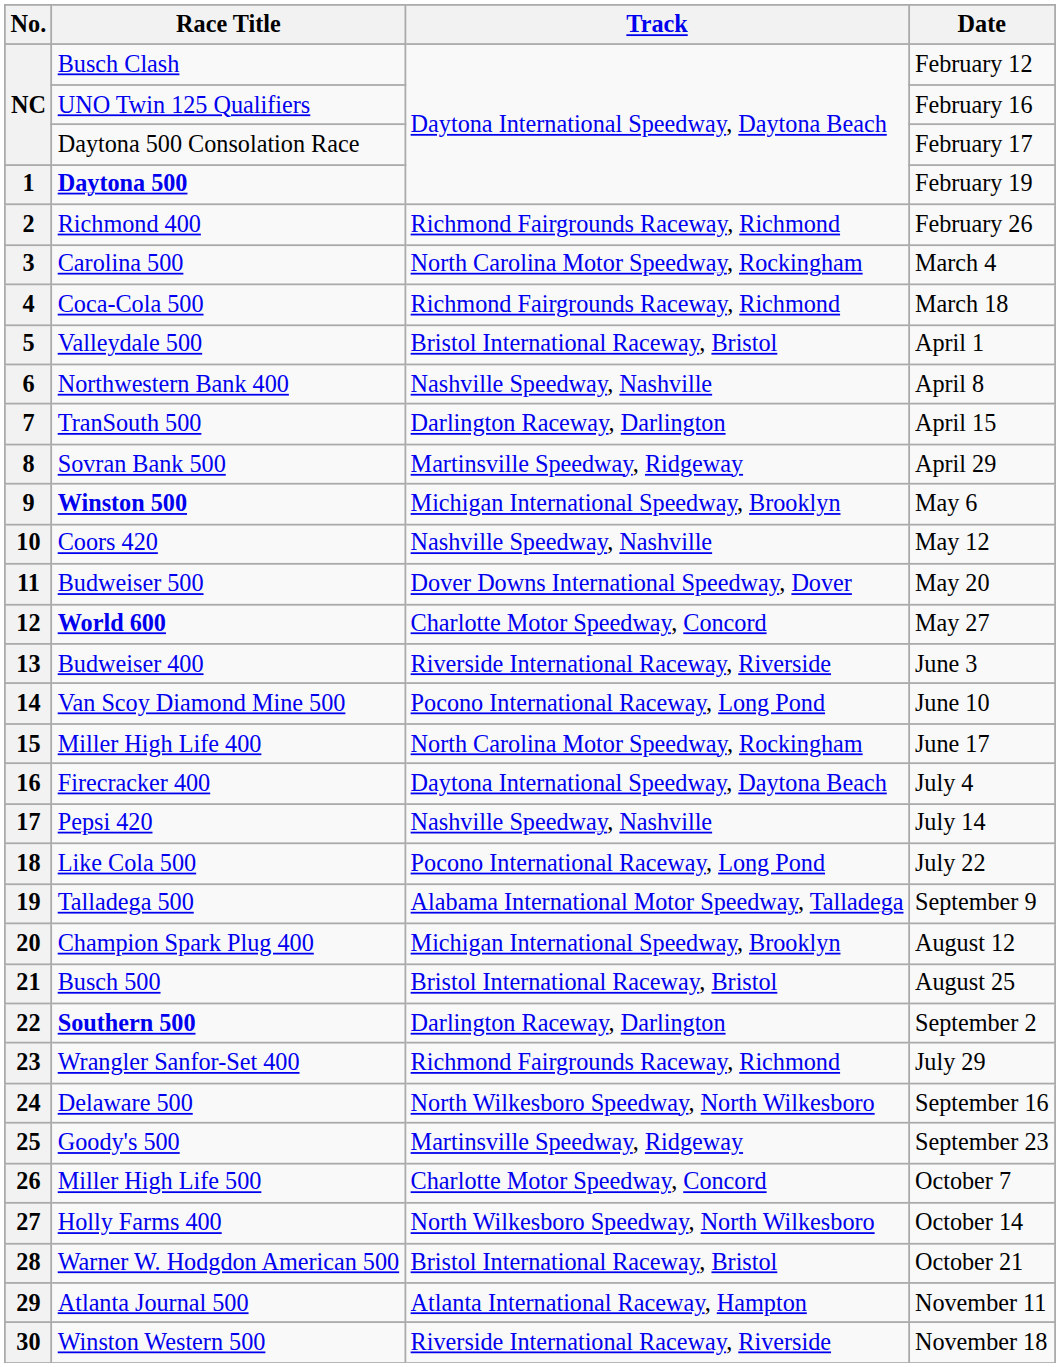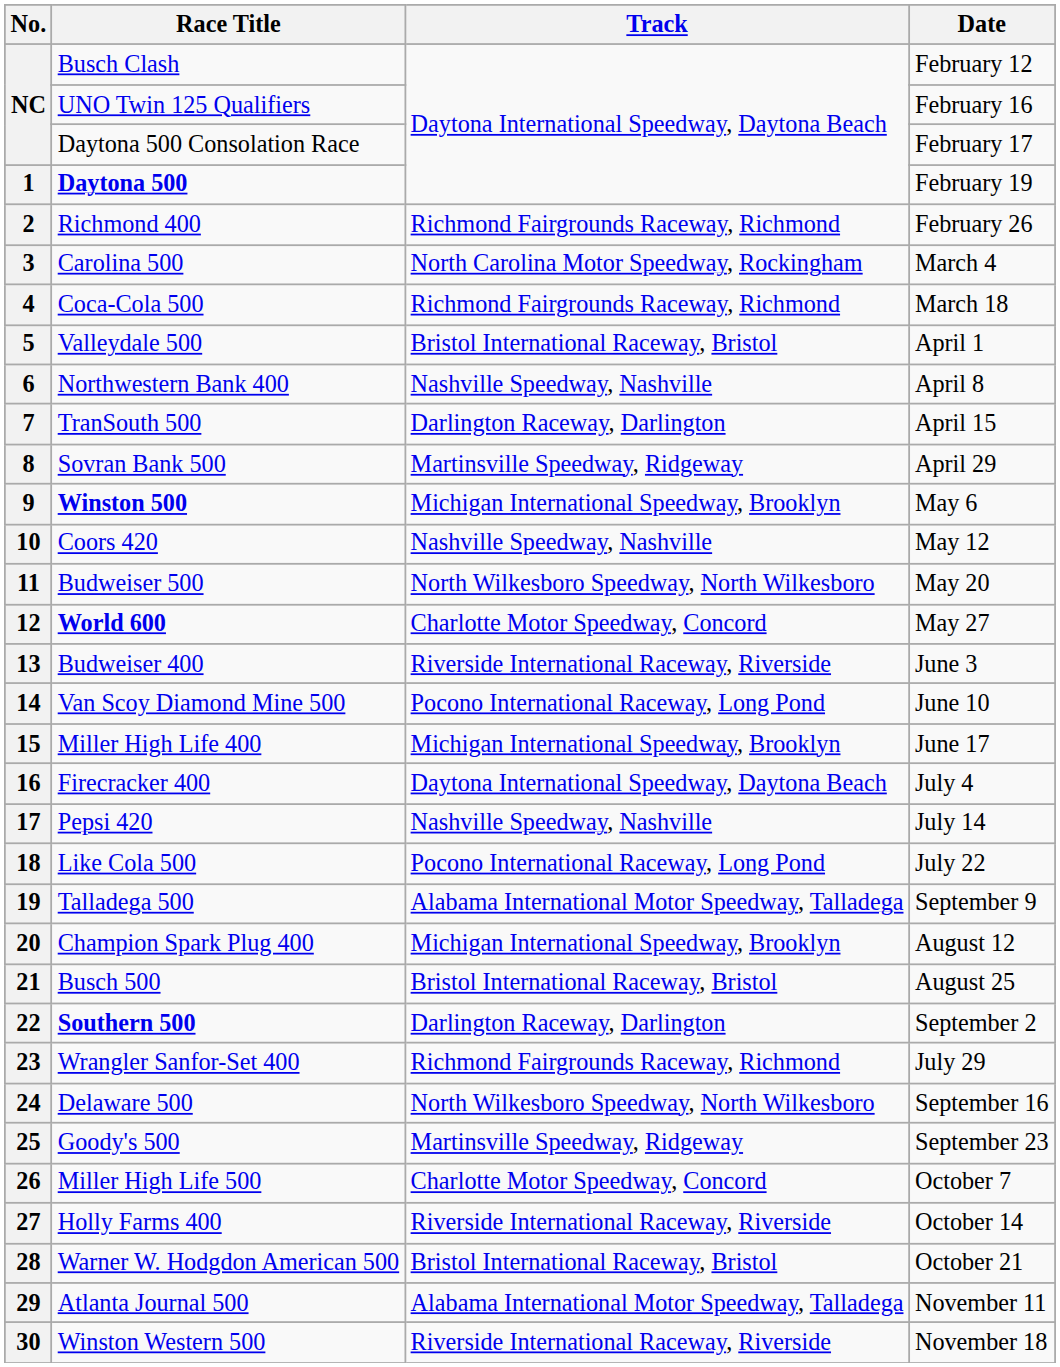(631, 583) Dover Downs International Speedway, Dover -> (643, 583) North Wilkesboro Speedway, North Wilkesboro
(637, 742) North Carolina Motor Speedway, Rockingham -> (626, 742) Michigan International Speedway, Brooklyn
(643, 1222) North Wilkesboro Speedway, North Wilkesboro -> (621, 1222) Riverside International Raceway, Riverside
(609, 1302) Atlanta International Raceway, Hampton -> (657, 1302) Alabama International Motor Speedway, Talladega
